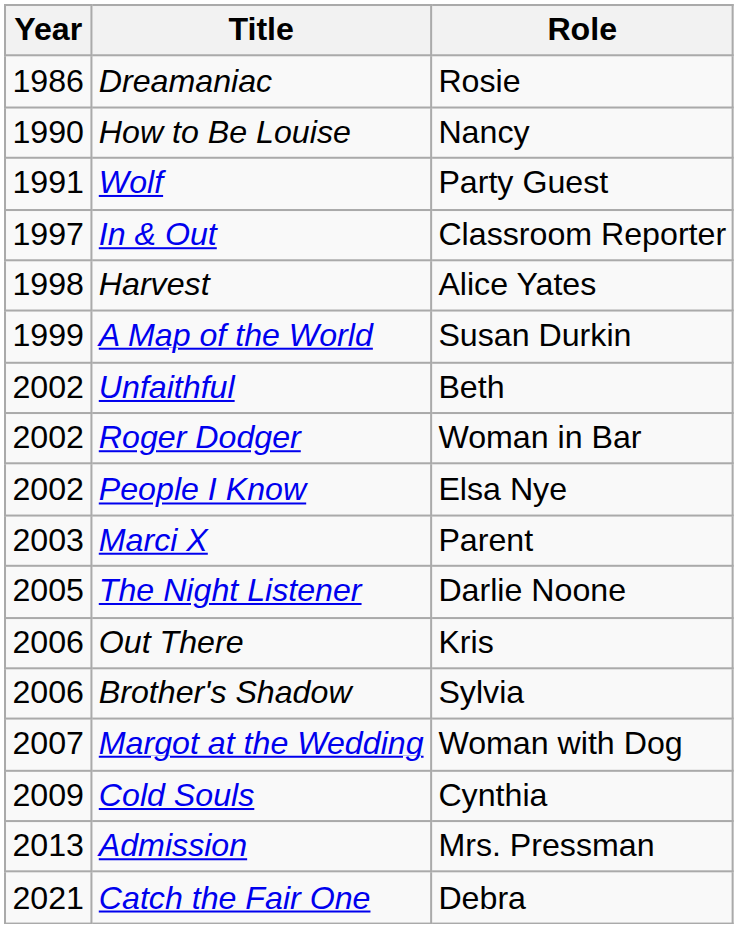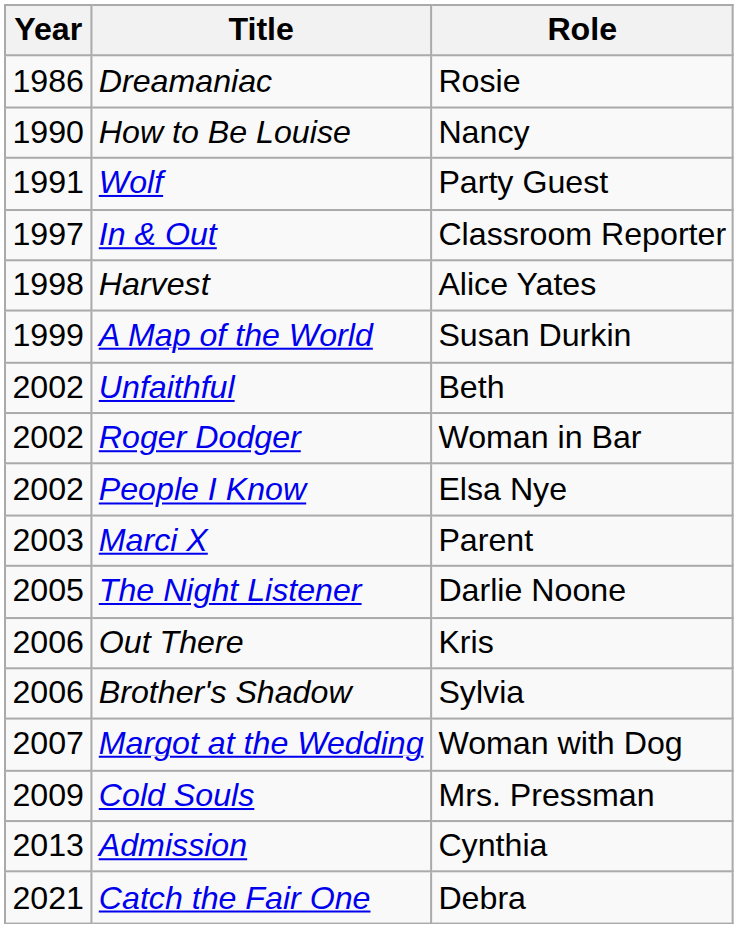(493, 795) Cynthia -> (546, 795) Mrs. Pressman
(546, 846) Mrs. Pressman -> (493, 846) Cynthia
